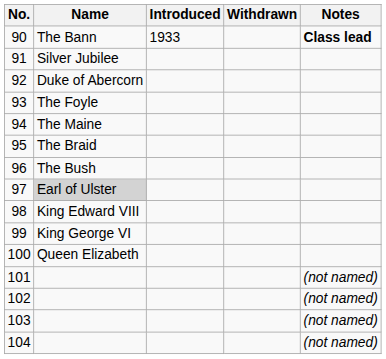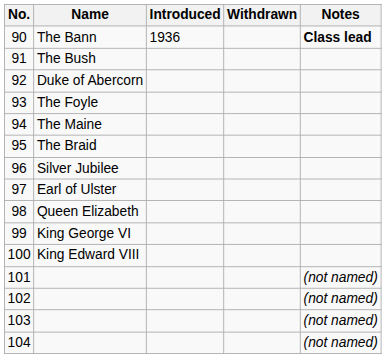(165, 37) 1933 -> (165, 37) 1936
(78, 59) Silver Jubilee -> (66, 59) The Bush
(66, 168) The Bush -> (78, 168) Silver Jubilee
(77, 189) lightgrey background -> (77, 189) no background
(88, 211) King Edward VIII -> (88, 211) Queen Elizabeth
(88, 255) Queen Elizabeth -> (88, 255) King Edward VIII
